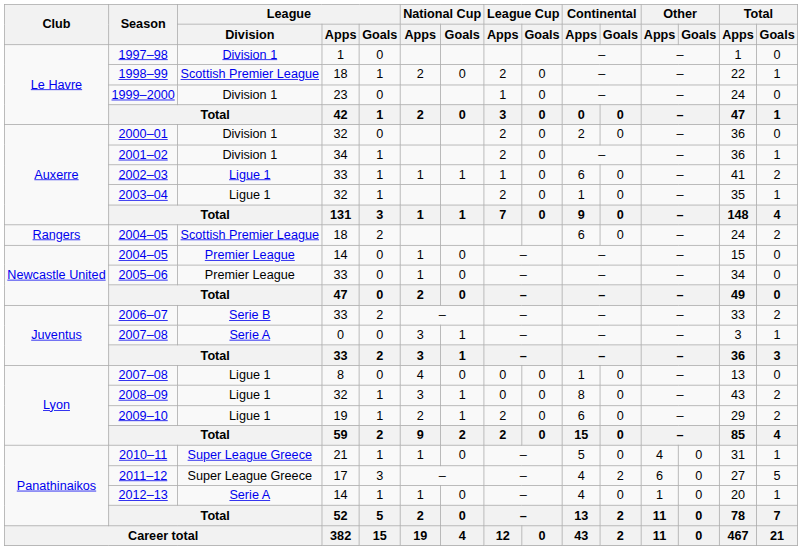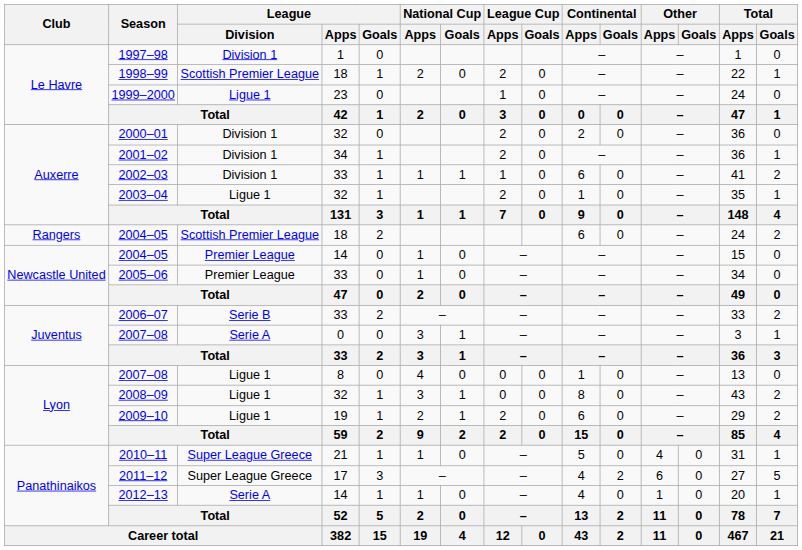(250, 94) Division 1 -> (250, 94) Ligue 1
(250, 174) Ligue 1 -> (250, 174) Division 1
